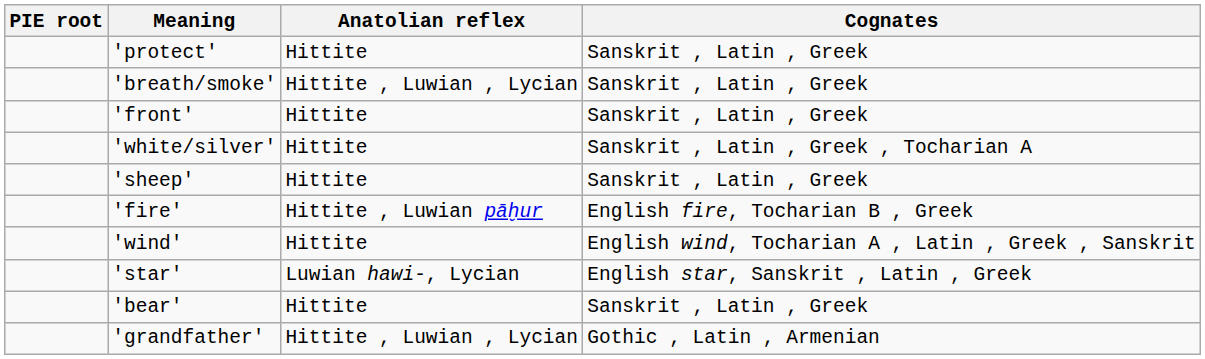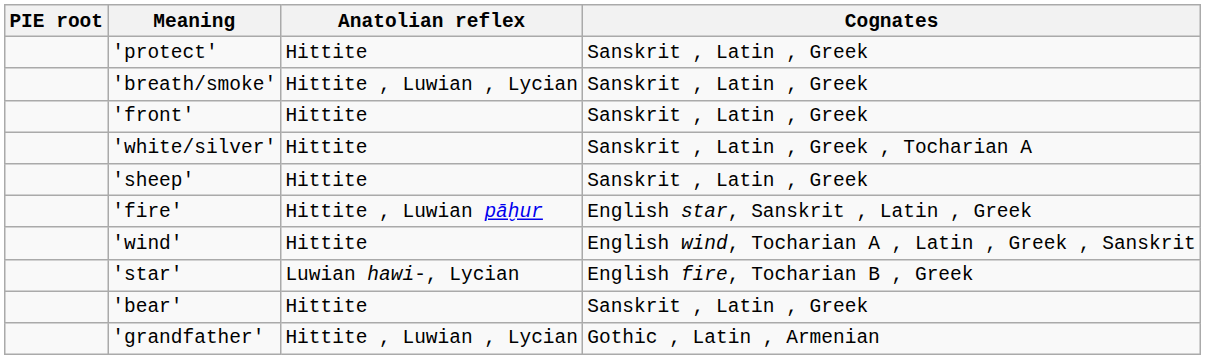(780, 211) English fire, Tocharian B , Greek -> (810, 211) English star, Sanskrit , Latin , Greek
(810, 275) English star, Sanskrit , Latin , Greek -> (780, 275) English fire, Tocharian B , Greek
